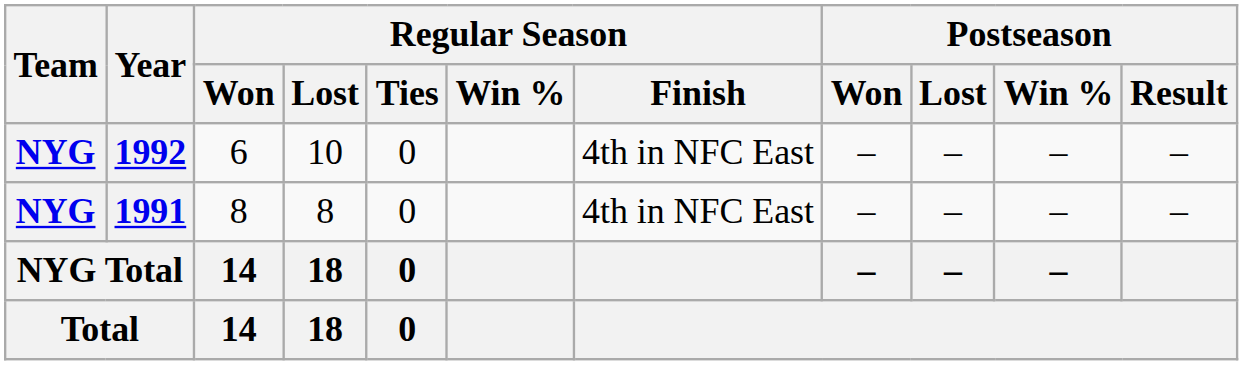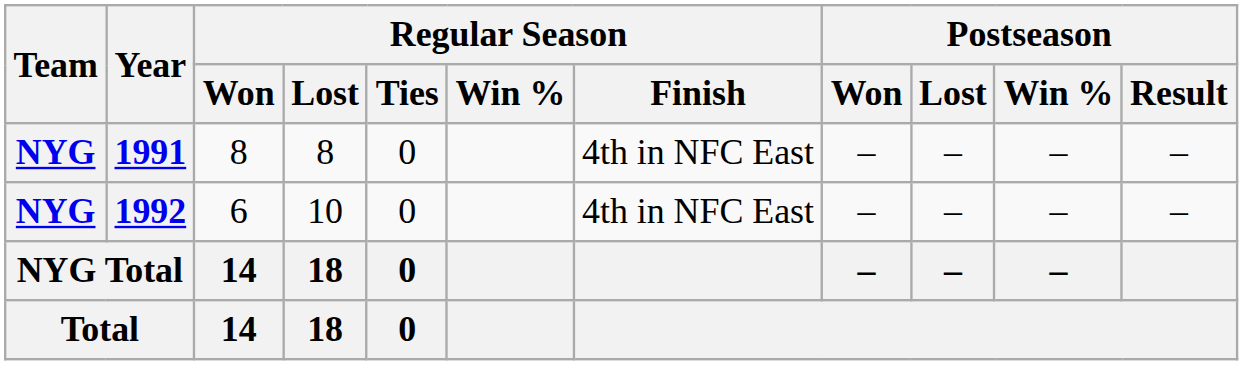rows swapped: (150, 211) <-> (150, 152)
